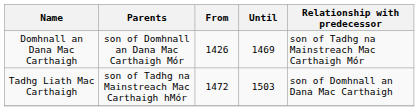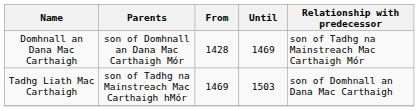(217, 49) 1426 -> (217, 49) 1428
(217, 87) 1472 -> (217, 87) 1469
